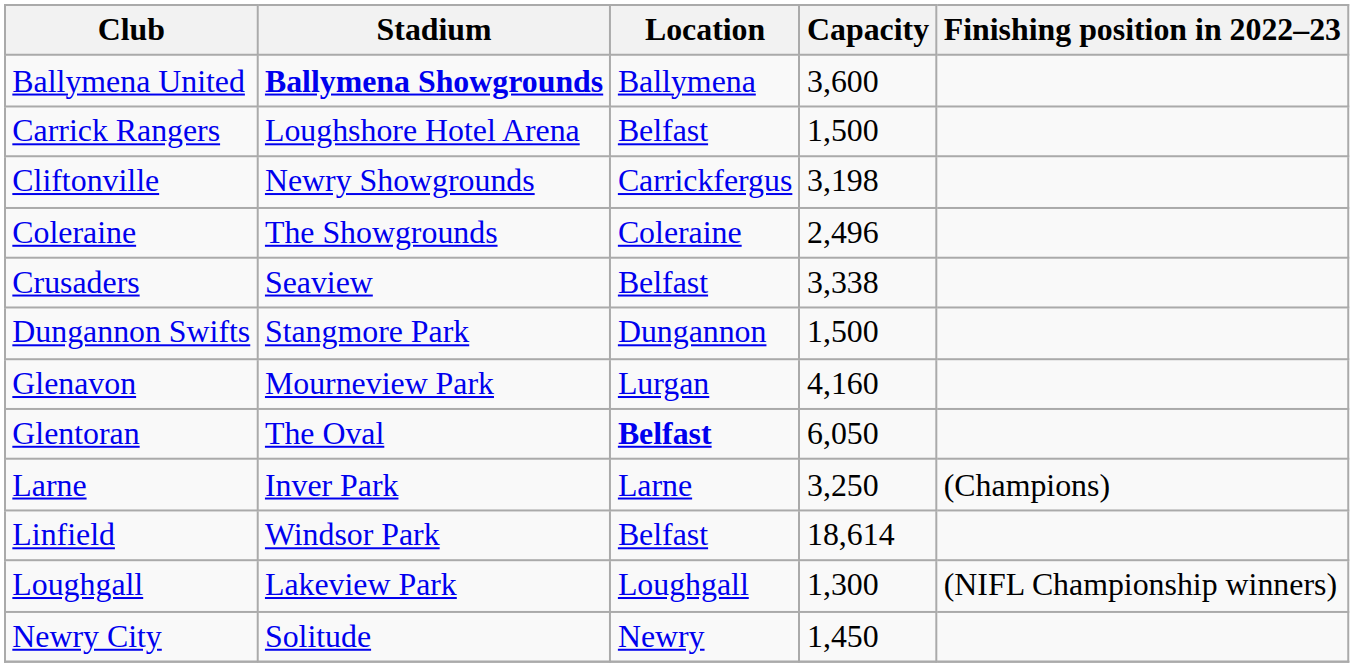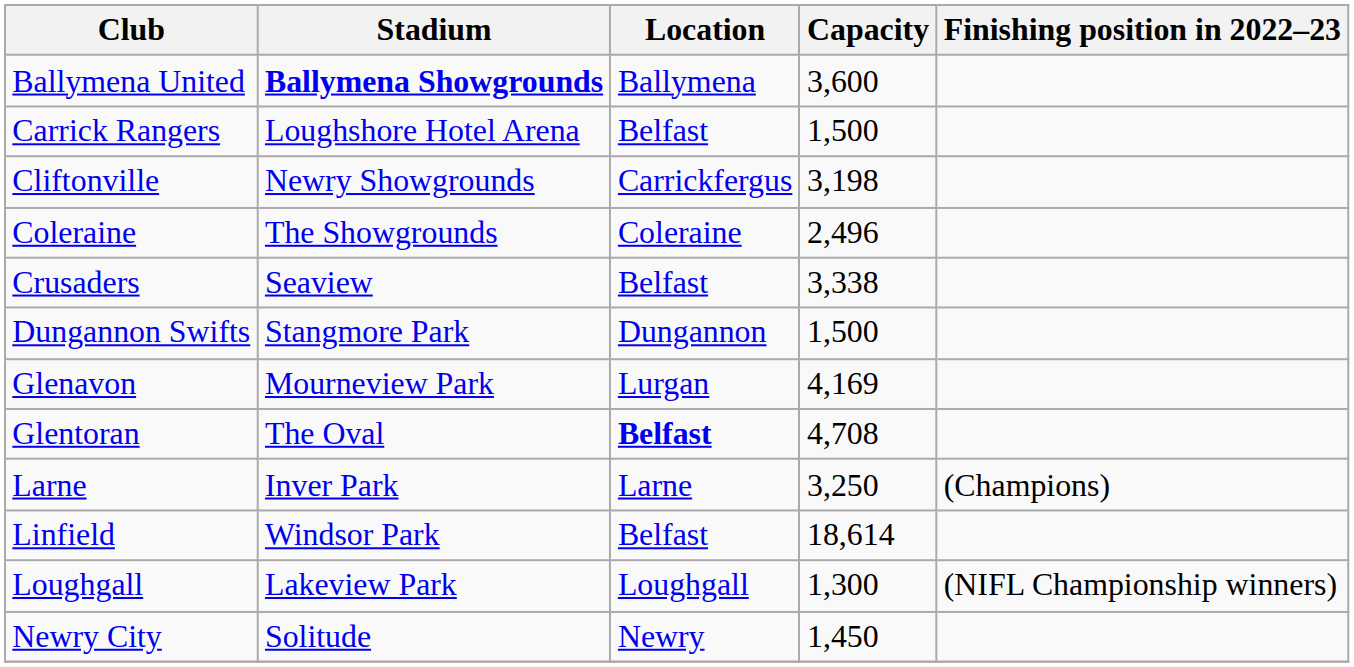(843, 383) 4,160 -> (843, 383) 4,169
(843, 433) 6,050 -> (843, 433) 4,708
